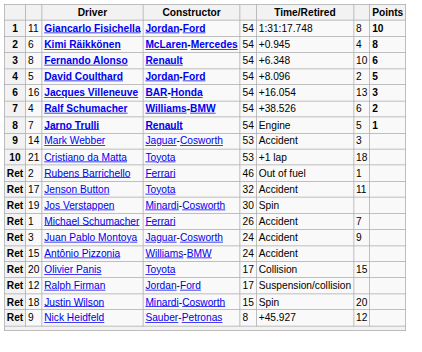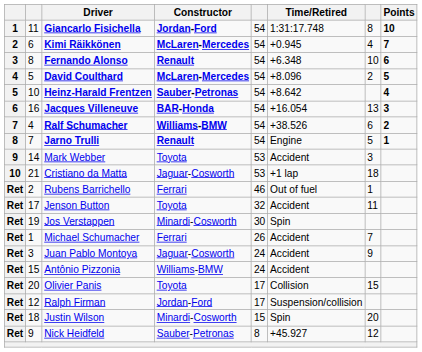(375, 44) 8 -> (386, 44) 7
(175, 76) Jordan-Ford -> (203, 76) McLaren-Mercedes
+ row: (98, 92)
(184, 141) Jaguar-Cosworth -> (172, 157) Toyota
(160, 157) Toyota -> (196, 173) Jaguar-Cosworth
